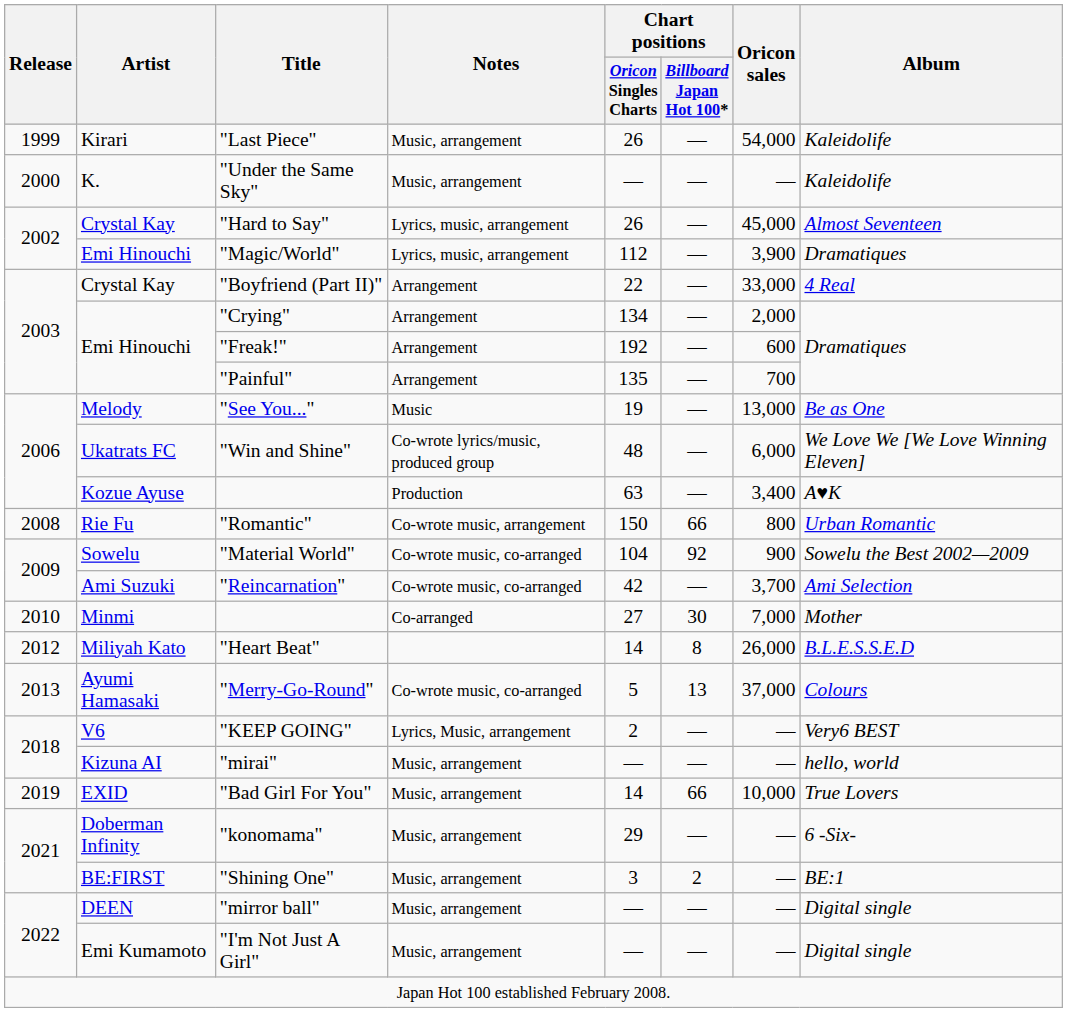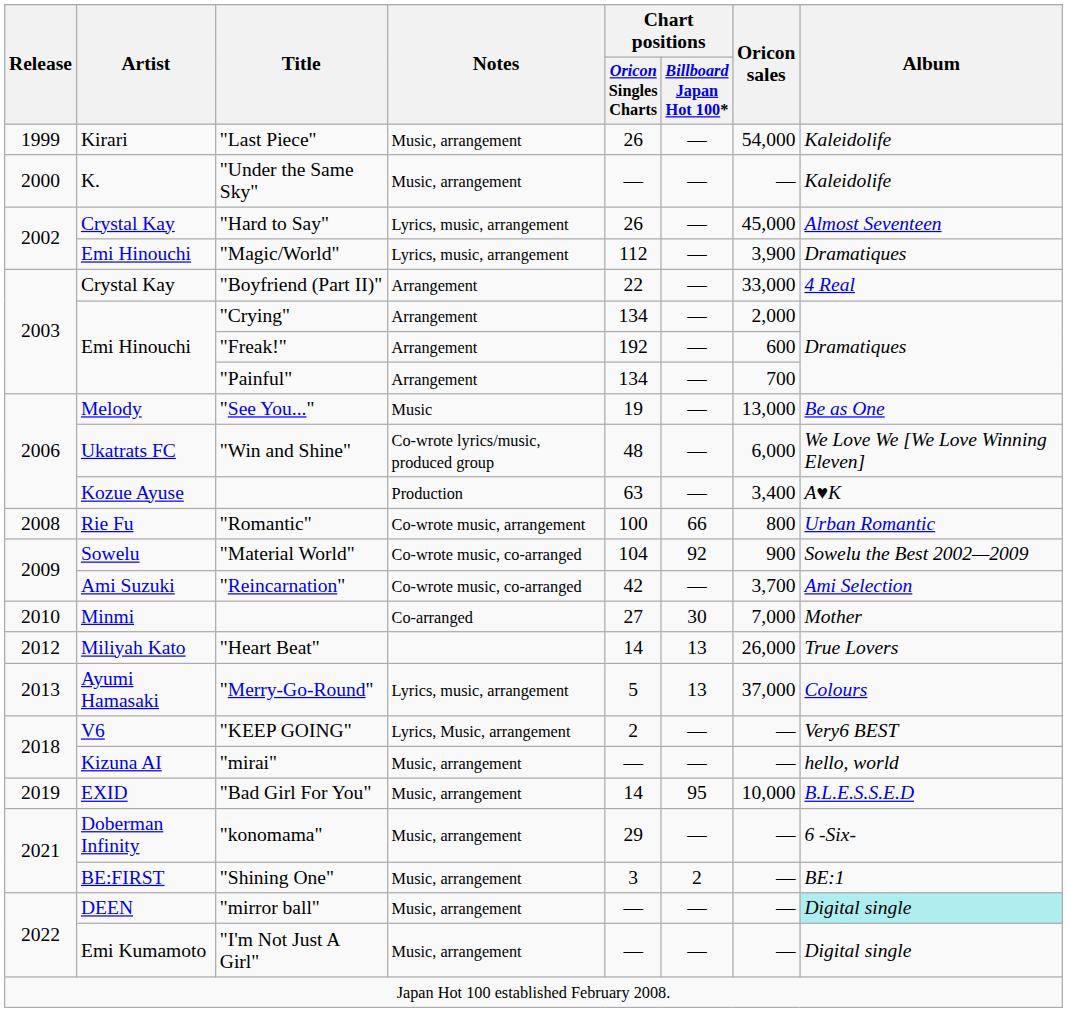(633, 377) 135 -> (633, 377) 134
(633, 523) 150 -> (633, 523) 100
(697, 647) 8 -> (697, 647) 13
(859, 647) B.L.E.S.S.E.D -> (851, 647) True Lovers
(487, 690) Co-wrote music, co-arranged -> (480, 690) Lyrics, music, arrangement
(697, 793) 66 -> (697, 793) 95
(851, 793) True Lovers -> (859, 793) B.L.E.S.S.E.D
(858, 908) no background -> (858, 908) paleturquoise background
